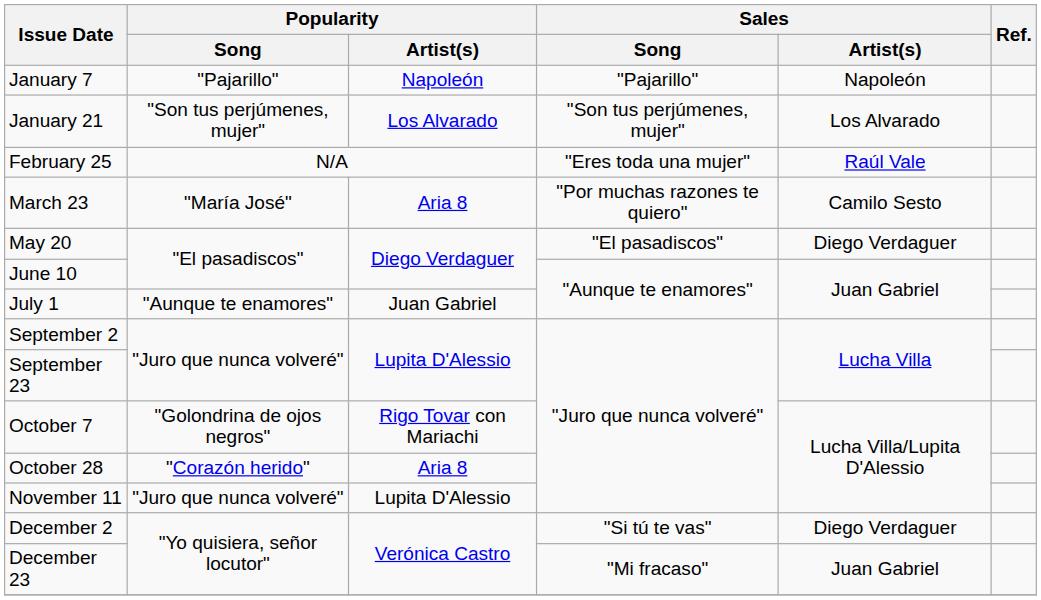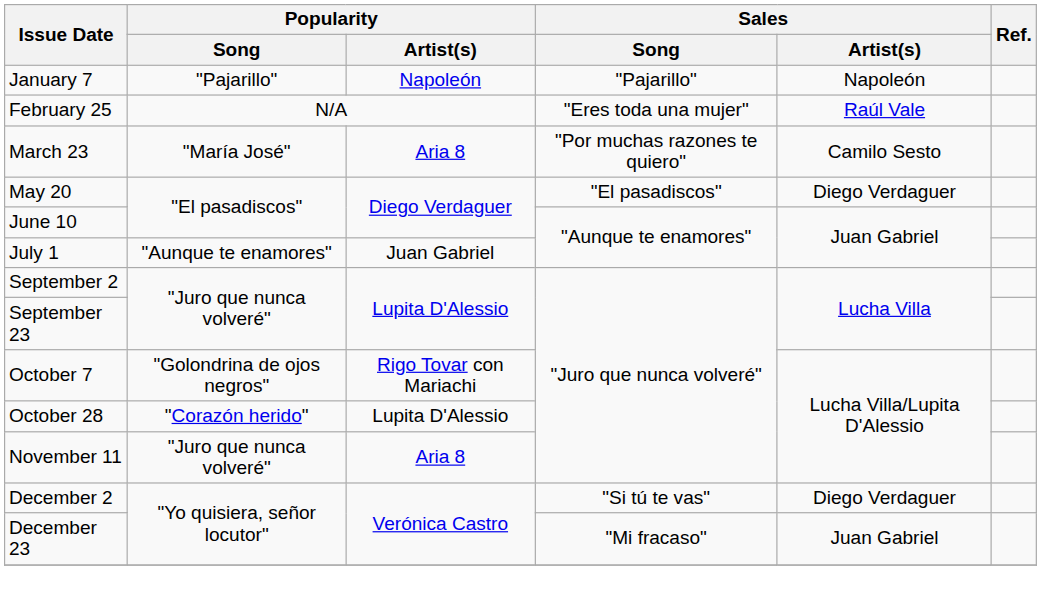- row: (56, 120)
(443, 467) Aria 8 -> (440, 416) Lupita D'Alessio
(443, 497) Lupita D'Alessio -> (440, 456) Aria 8
